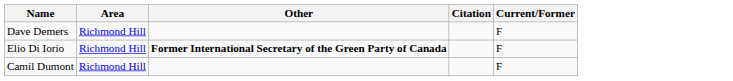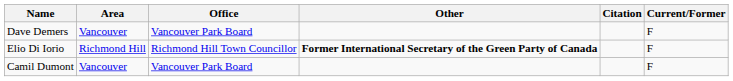+ column: (224, 13)
(112, 31) Richmond Hill -> (103, 31) Vancouver
(112, 66) Richmond Hill -> (103, 66) Vancouver
